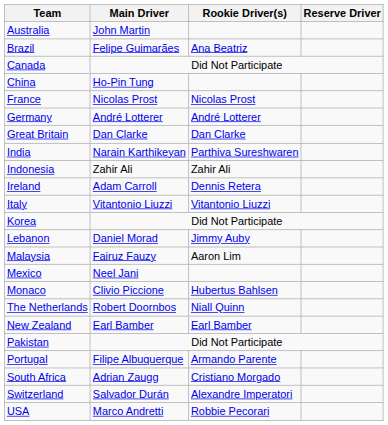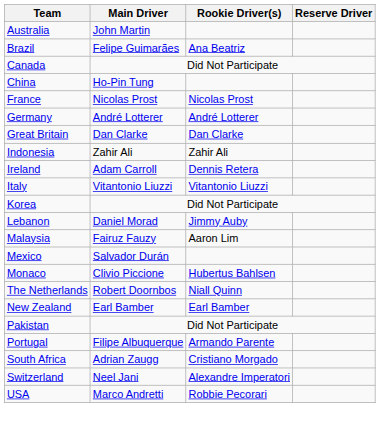- row: (19, 152)
(116, 273) Neel Jani -> (131, 256) Salvador Durán
(131, 394) Salvador Durán -> (116, 377) Neel Jani
